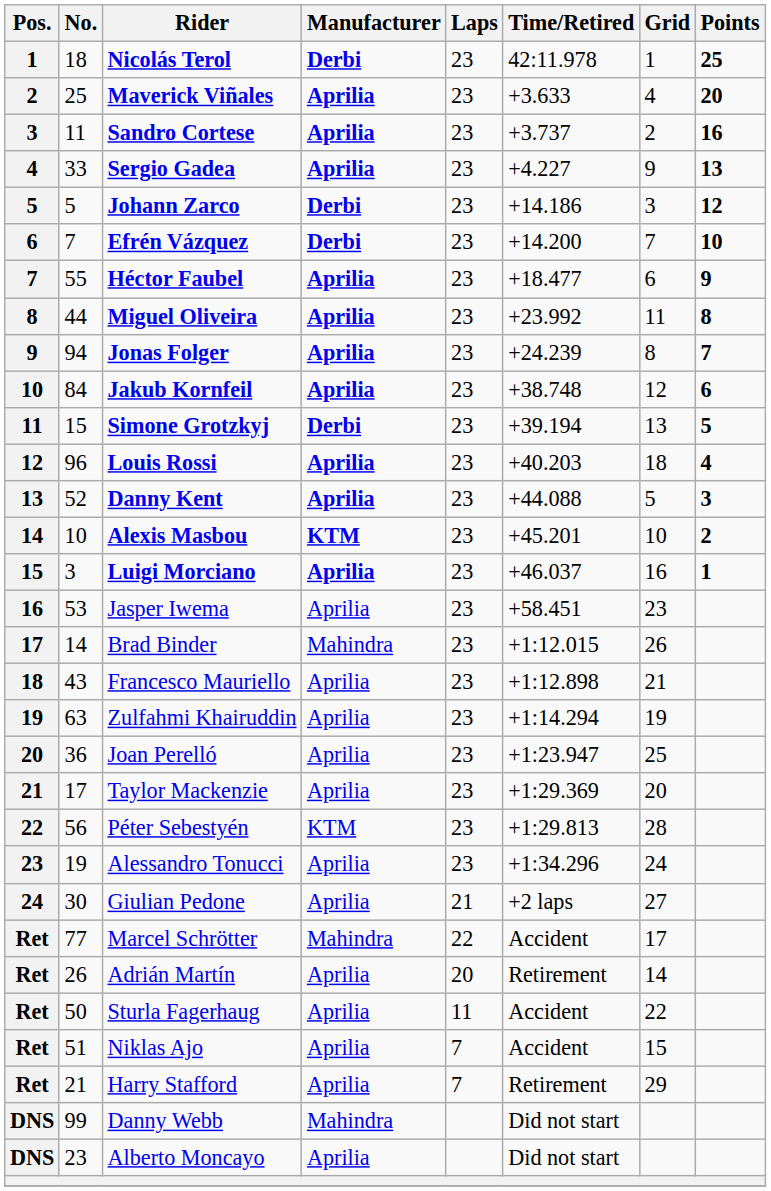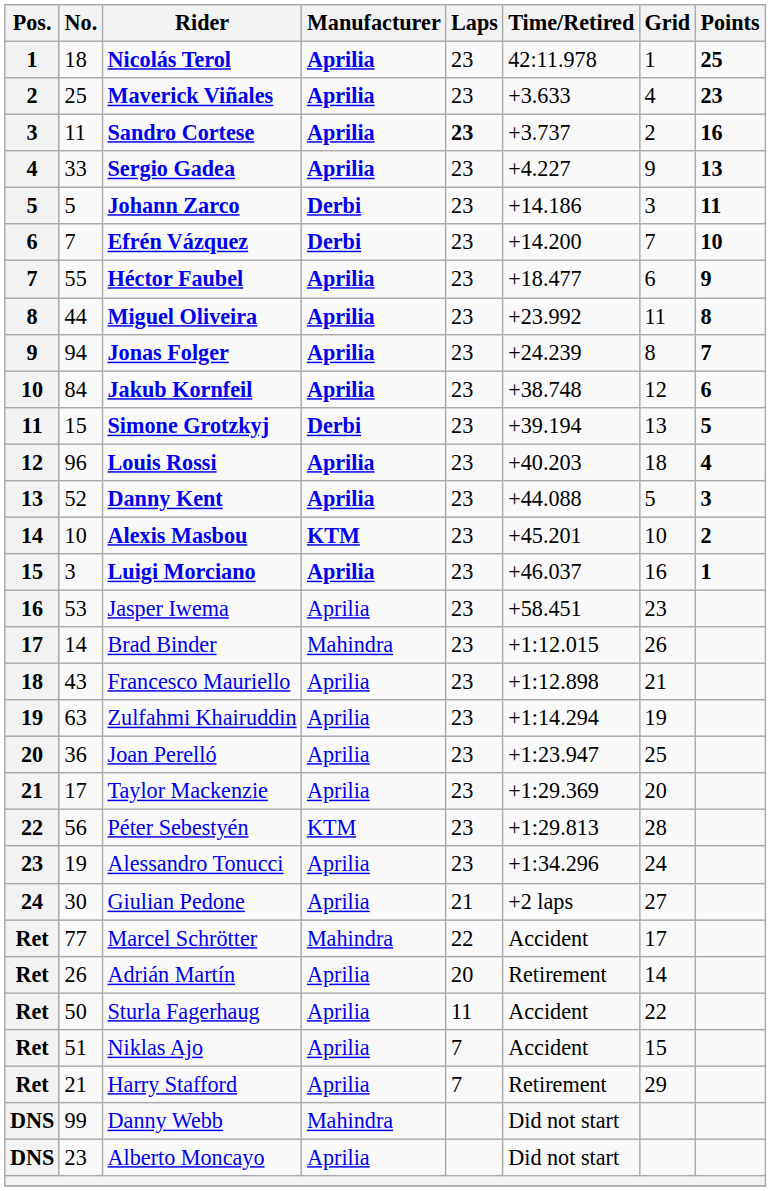(334, 59) Derbi -> (341, 59) Aprilia
(712, 96) 20 -> (712, 96) 23
(462, 132) normal -> (462, 132) bold
(712, 205) 12 -> (711, 205) 11
